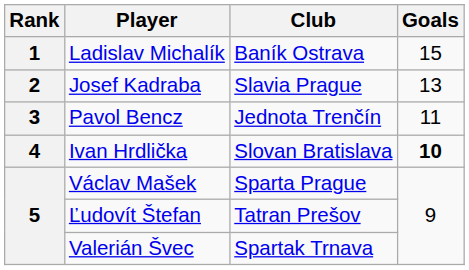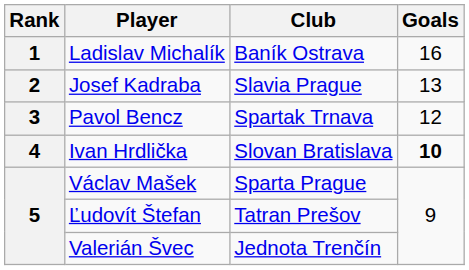(430, 53) 15 -> (430, 53) 16
(308, 118) Jednota Trenčín -> (304, 118) Spartak Trnava
(430, 118) 11 -> (430, 118) 12
(304, 248) Spartak Trnava -> (308, 248) Jednota Trenčín
